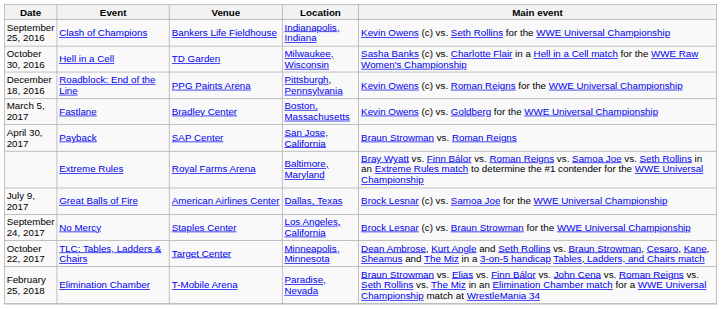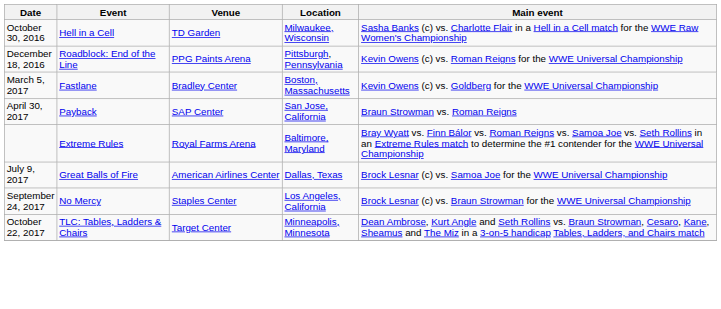- row: (31, 33)
- row: (26, 285)
